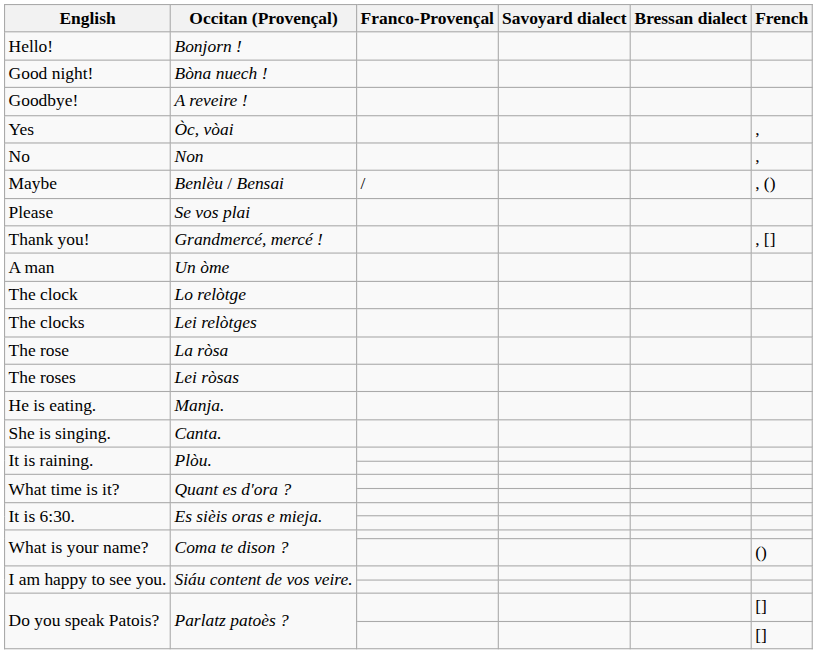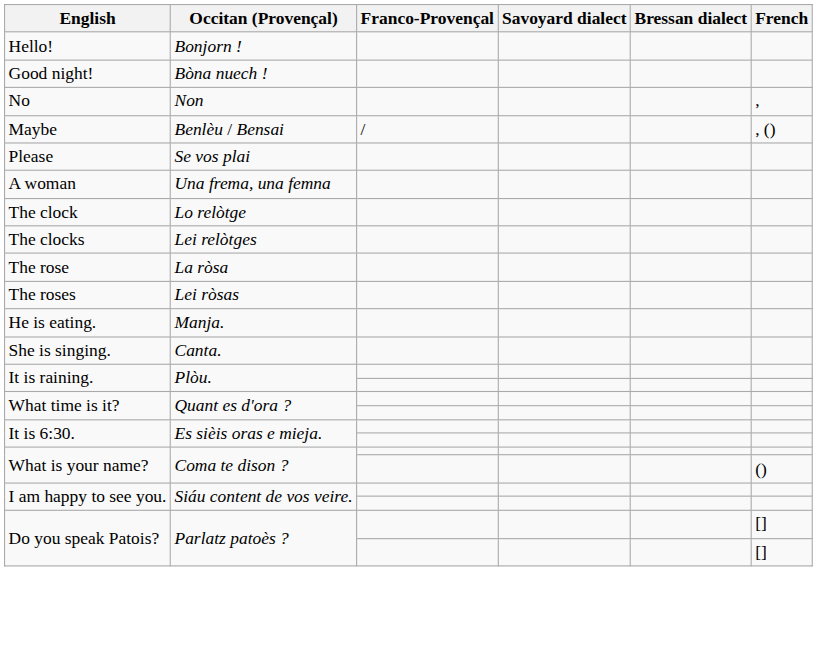- row: (43, 101)
- row: (21, 128)
- row: (49, 239)
- row: (32, 267)
+ row: (42, 184)
